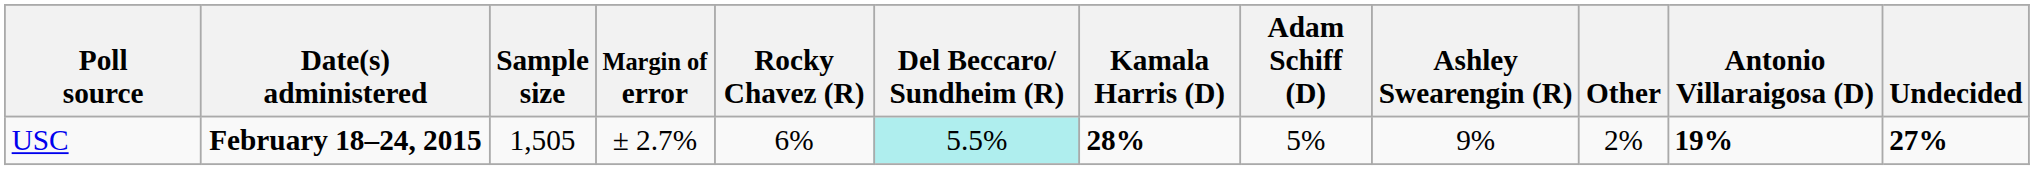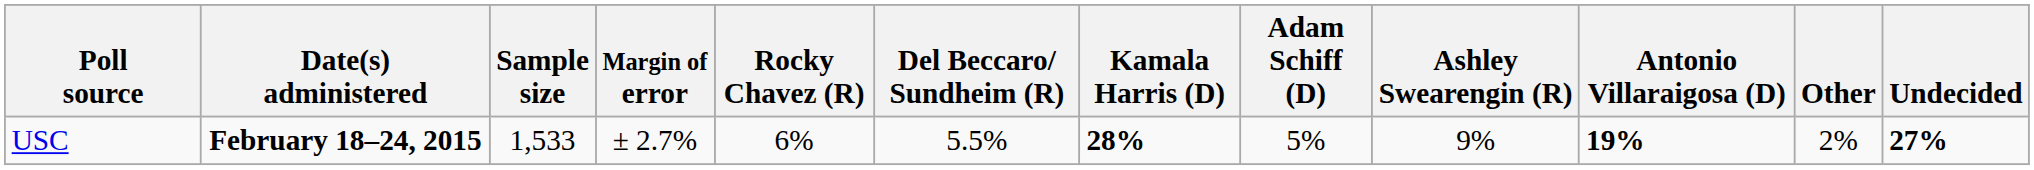columns swapped: (1775, 77) <-> (1623, 93)
(543, 140) 1,505 -> (543, 140) 1,533
(977, 140) paleturquoise background -> (977, 140) no background
